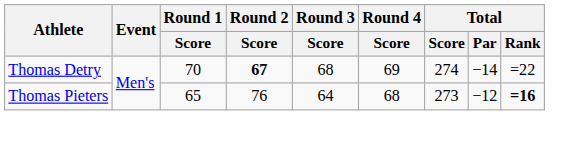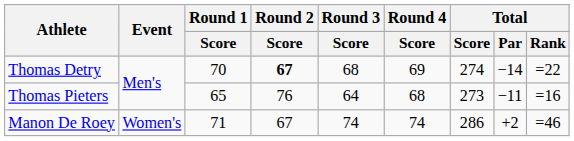(485, 96) −12 -> (510, 96) −11
(523, 96) bold -> (548, 96) normal
+ row: (62, 123)
